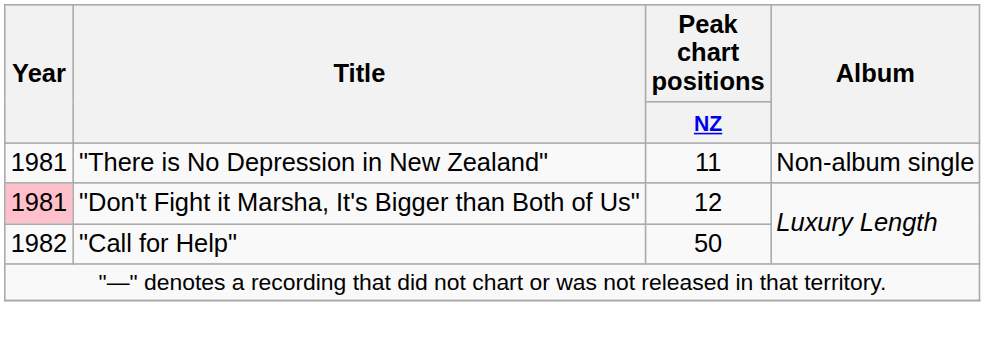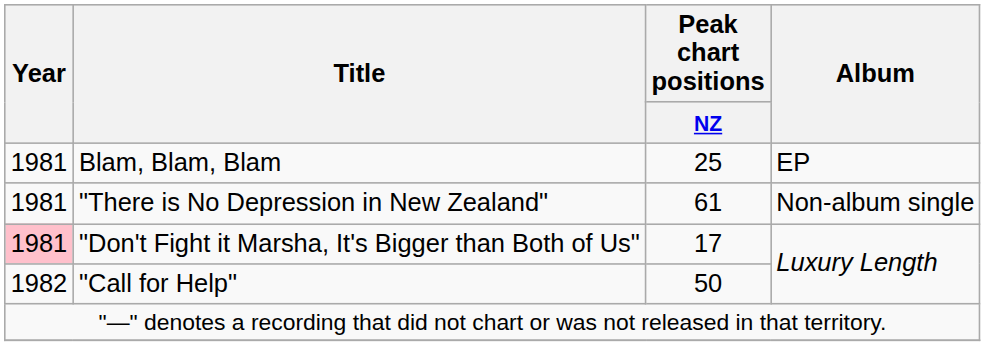+ row: (180, 162)
(708, 162) 11 -> (708, 202) 61
(708, 202) 12 -> (708, 243) 17
